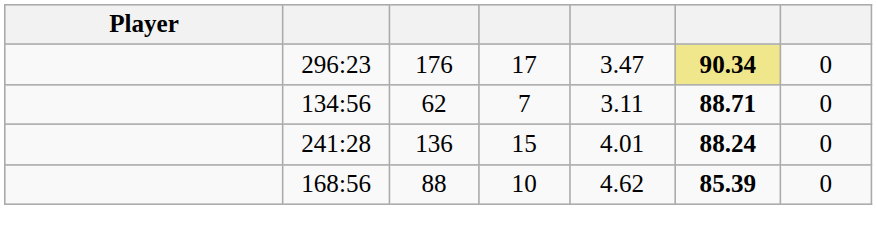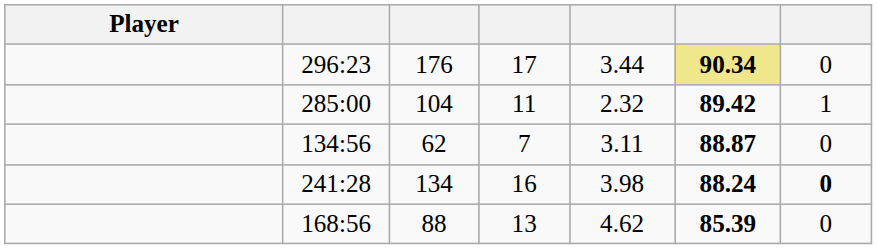(622, 64) 3.47 -> (622, 64) 3.44
+ row: (336, 104)
(728, 104) 88.71 -> (728, 143) 88.87
(434, 143) 136 -> (434, 183) 134
(524, 143) 15 -> (524, 183) 16
(622, 143) 4.01 -> (622, 183) 3.98
(826, 143) normal -> (826, 183) bold
(524, 183) 10 -> (524, 223) 13
